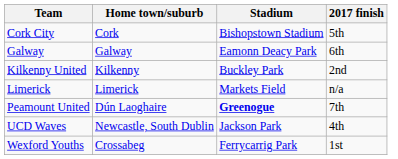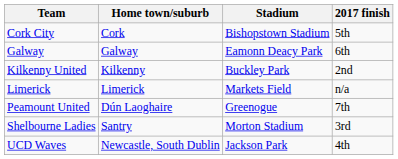(247, 107) bold -> (251, 107) normal
+ row: (51, 126)
- row: (45, 145)
